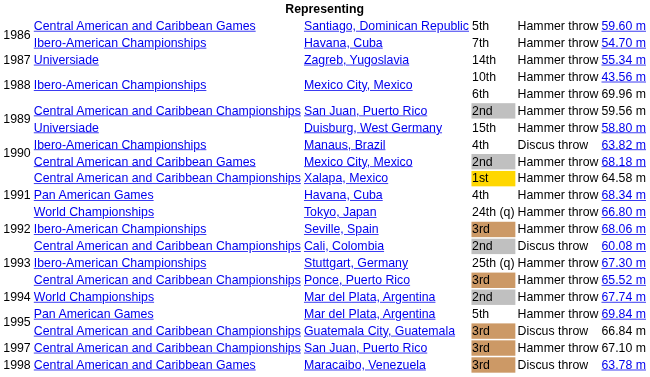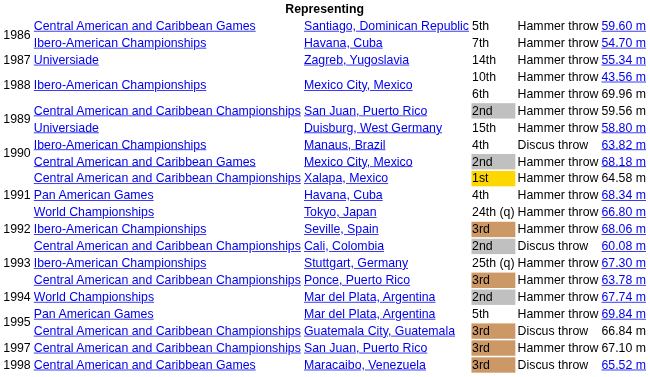(624, 280) 65.52 m -> (624, 280) 63.78 m
(624, 365) 63.78 m -> (624, 365) 65.52 m
